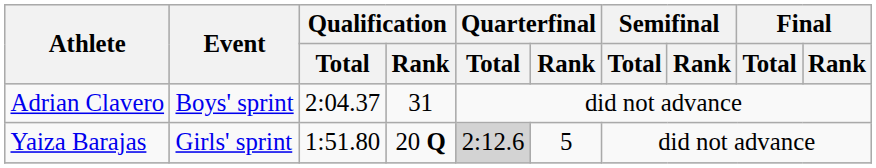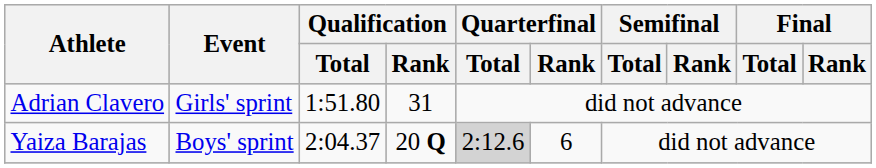(235, 102) Boys' sprint -> (234, 102) Girls' sprint
(343, 102) 2:04.37 -> (343, 102) 1:51.80
(234, 142) Girls' sprint -> (235, 142) Boys' sprint
(343, 142) 1:51.80 -> (343, 142) 2:04.37
(566, 142) 5 -> (566, 142) 6
